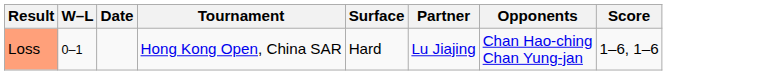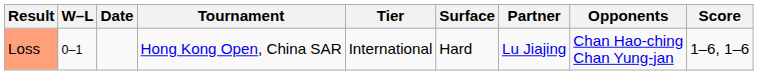+ column: (390, 16)
